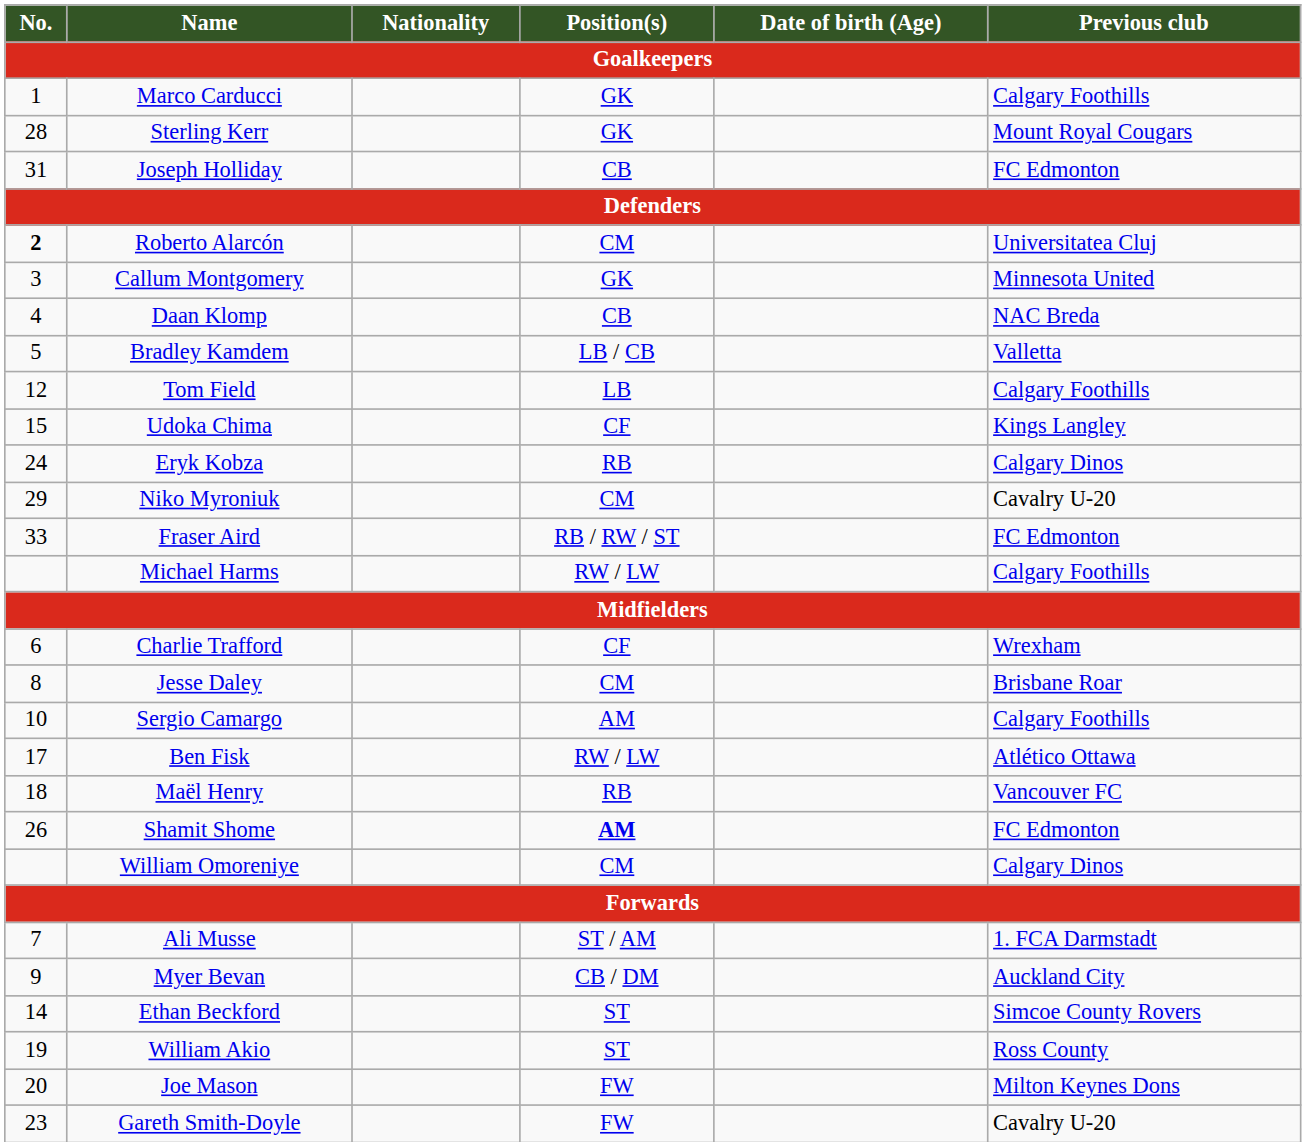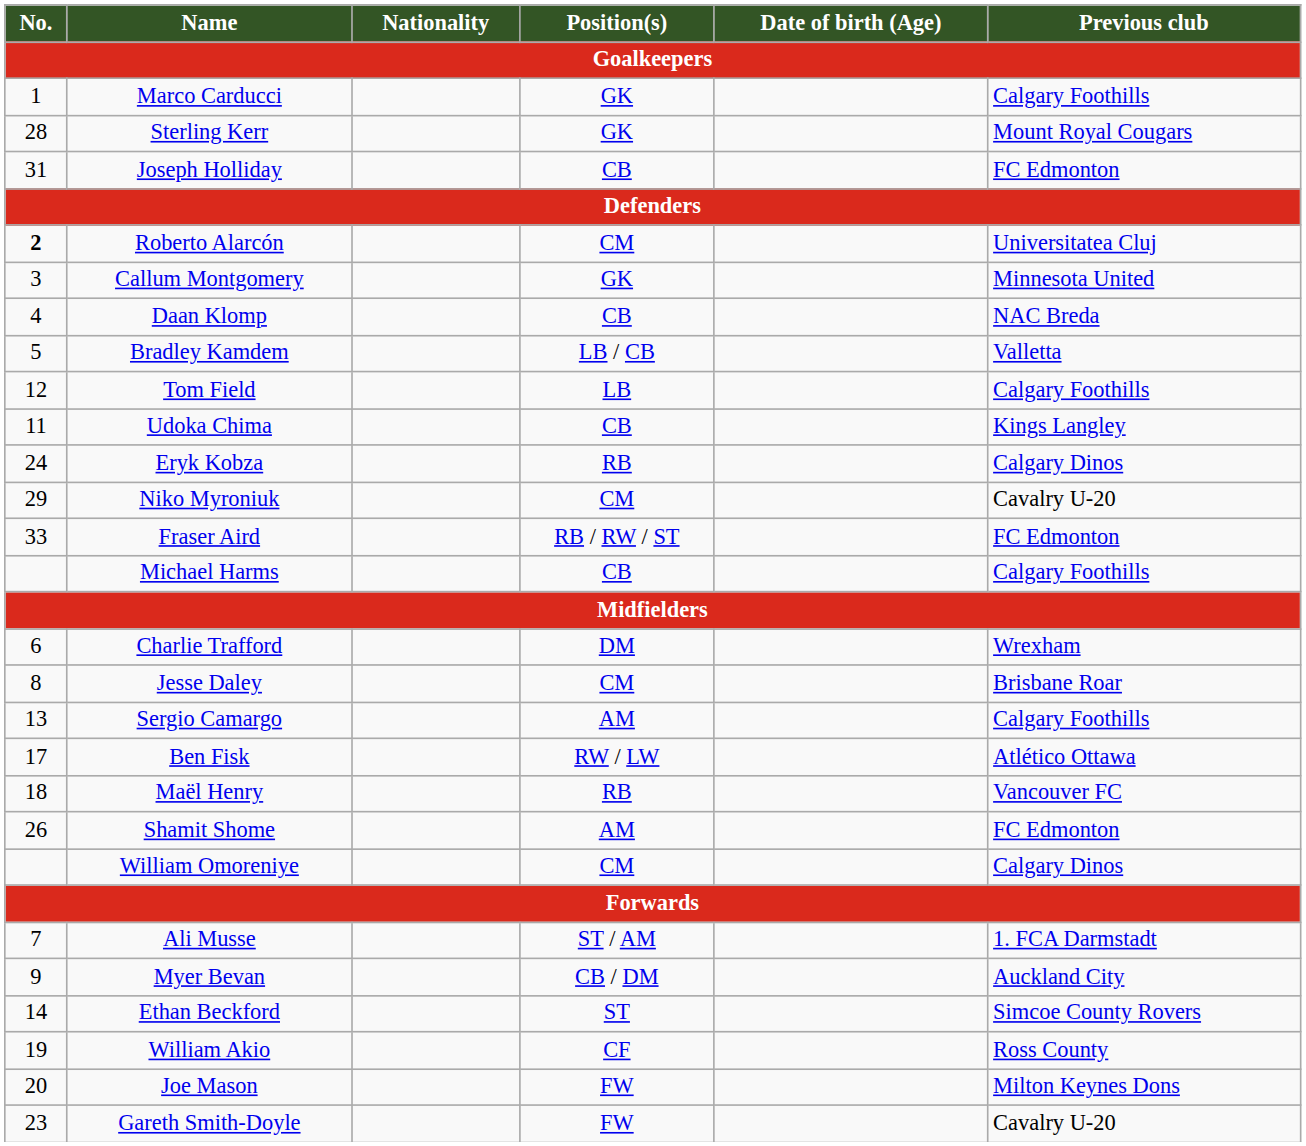(36, 426) 15 -> (36, 426) 11
(617, 426) CF -> (617, 426) CB
(617, 572) RW / LW -> (617, 572) CB
(617, 646) CF -> (617, 646) DM
(36, 719) 10 -> (36, 719) 13
(617, 829) bold -> (617, 829) normal
(617, 1049) ST -> (617, 1049) CF
